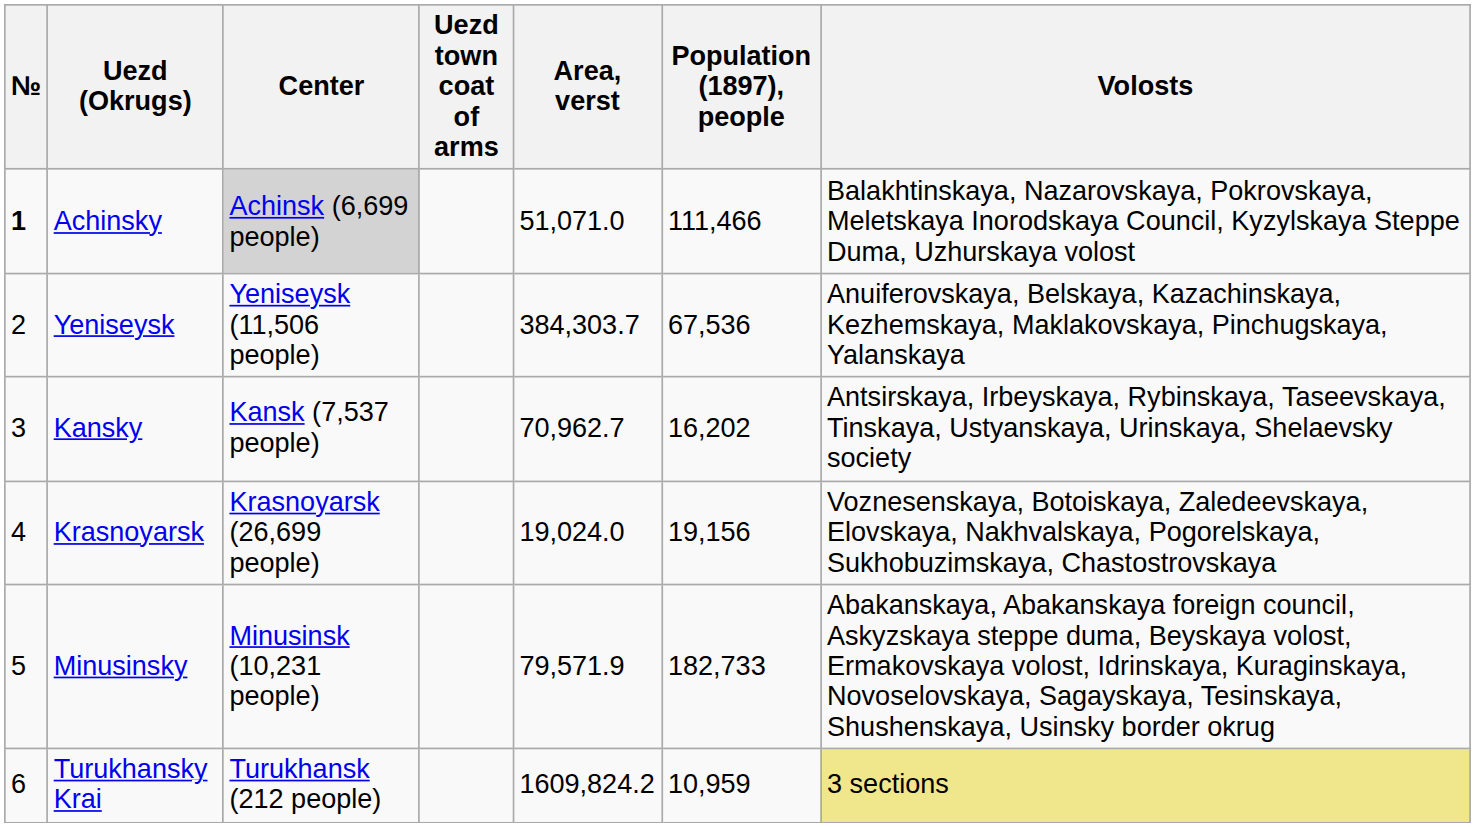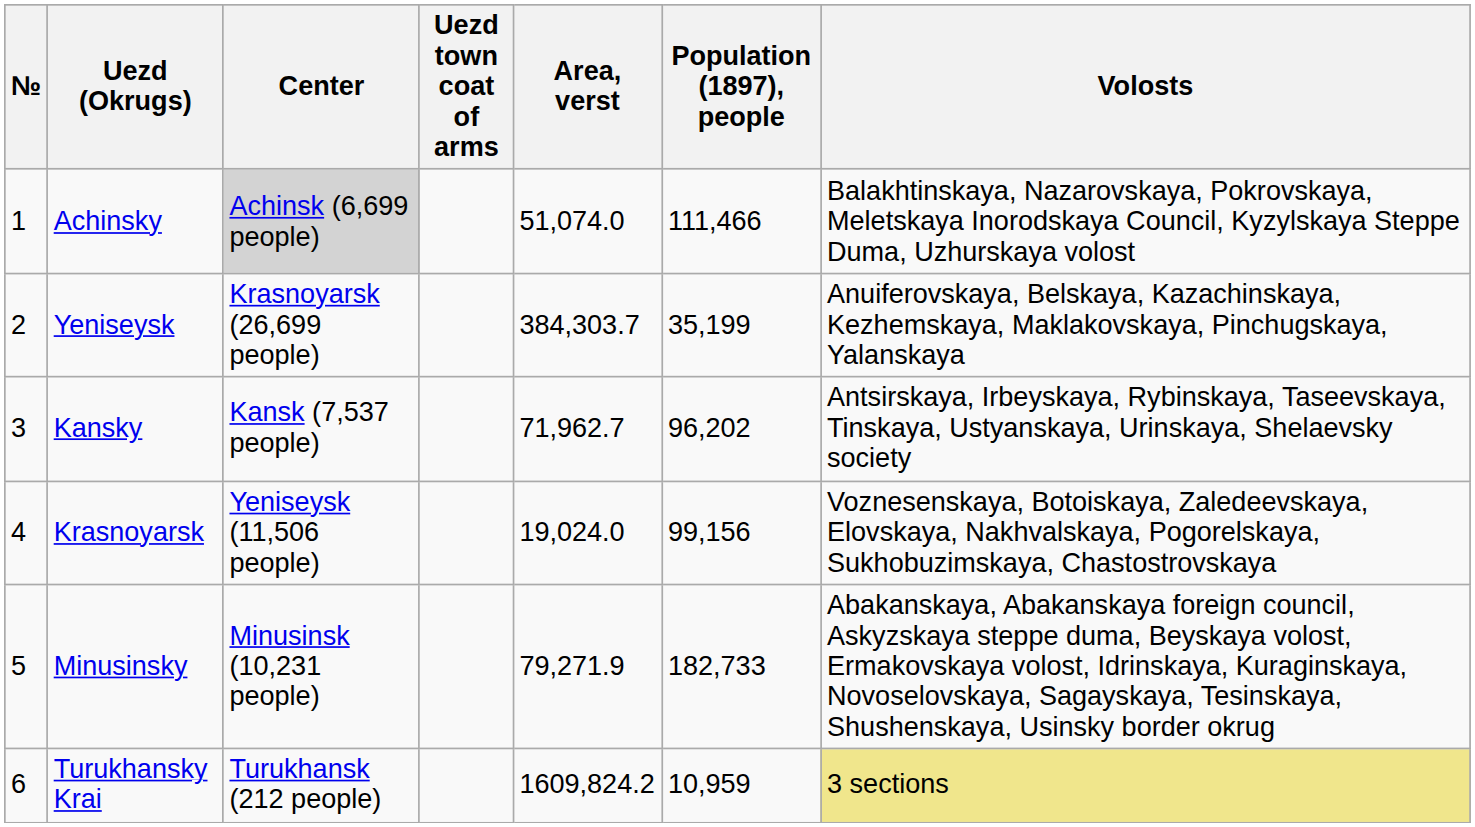(19, 220) bold -> (19, 220) normal
(572, 220) 51,071.0 -> (572, 220) 51,074.0
(290, 324) Yeniseysk (11,506 people) -> (305, 324) Krasnoyarsk (26,699 people)
(709, 324) 67,536 -> (709, 324) 35,199
(572, 428) 70,962.7 -> (572, 428) 71,962.7
(709, 428) 16,202 -> (709, 428) 96,202
(305, 532) Krasnoyarsk (26,699 people) -> (290, 532) Yeniseysk (11,506 people)
(709, 532) 19,156 -> (709, 532) 99,156
(572, 666) 79,571.9 -> (572, 666) 79,271.9
